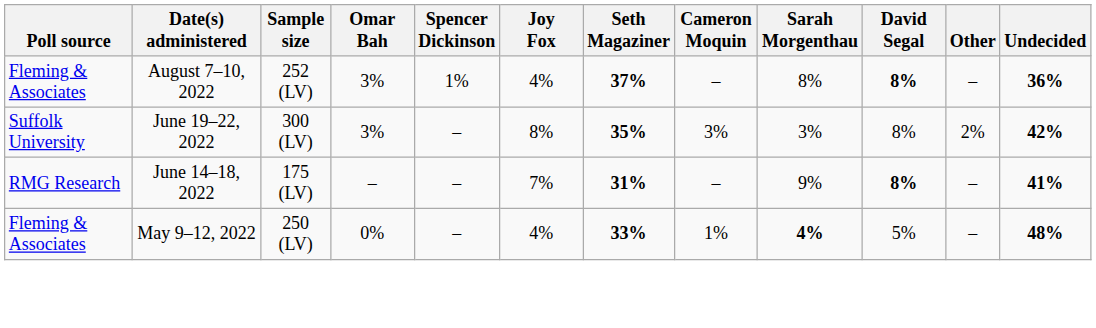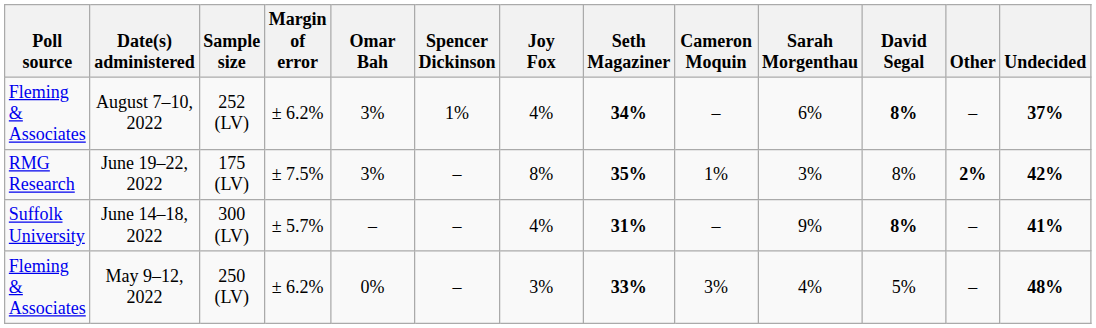+ column: (298, 40)
(629, 81) 37% -> (629, 113) 34%
(810, 81) 8% -> (810, 113) 6%
(1045, 81) 36% -> (1045, 113) 37%
(47, 132) Suffolk University -> (42, 174) RMG Research
(296, 132) 300 (LV) -> (232, 174) 175 (LV)
(716, 132) 3% -> (716, 174) 1%
(973, 132) normal -> (973, 174) bold
(65, 183) RMG Research -> (47, 225) Suffolk University
(296, 183) 175 (LV) -> (232, 225) 300 (LV)
(541, 183) 7% -> (541, 225) 4%
(541, 234) 4% -> (541, 287) 3%
(716, 234) 1% -> (716, 287) 3%
(810, 234) bold -> (810, 287) normal
